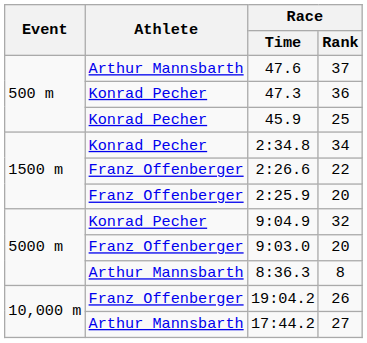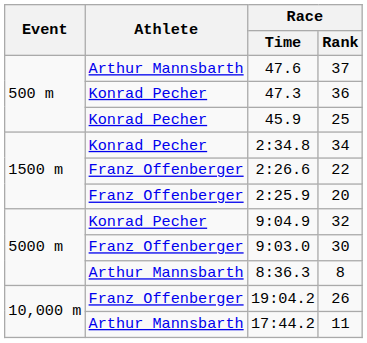(340, 247) 20 -> (340, 247) 30
(340, 324) 27 -> (340, 324) 11
